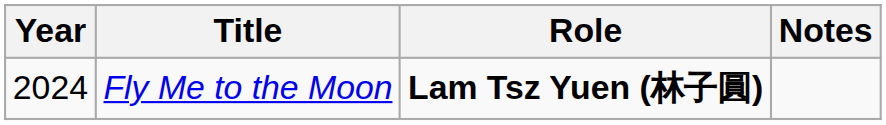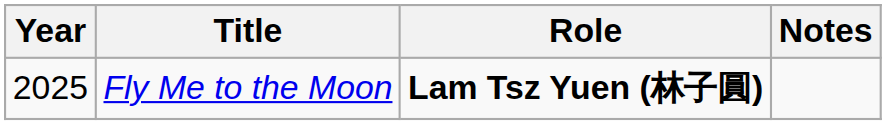(50, 87) 2024 -> (50, 87) 2025
